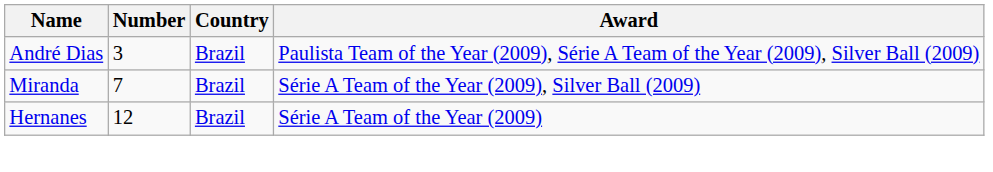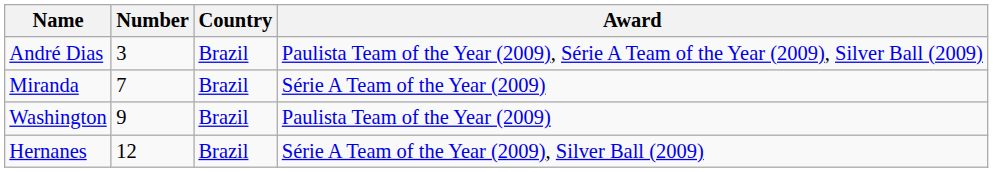(489, 85) Série A Team of the Year (2009), Silver Ball (2009) -> (414, 85) Série A Team of the Year (2009)
+ row: (58, 118)
(410, 118) Série A Team of the Year (2009) -> (493, 150) Série A Team of the Year (2009), Silver Ball (2009)
